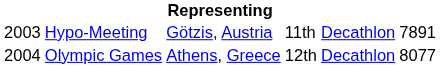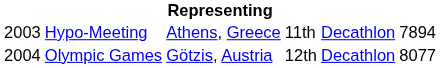(219, 33) Götzis, Austria -> (223, 33) Athens, Greece
(418, 33) 7891 -> (418, 33) 7894
(223, 55) Athens, Greece -> (219, 55) Götzis, Austria
